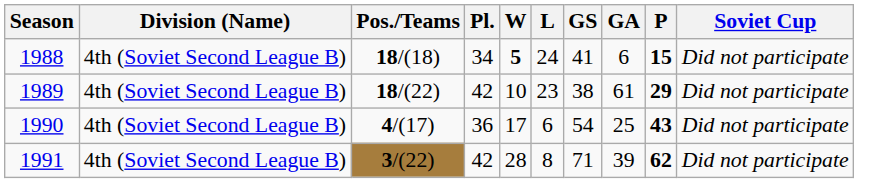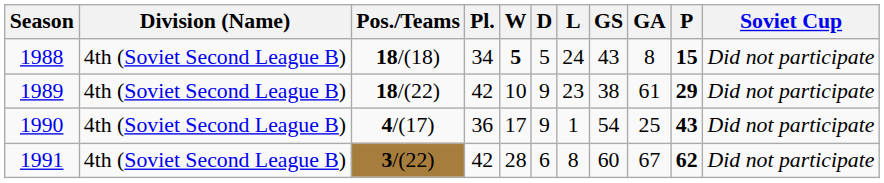+ column: (544, 21)
(583, 56) 41 -> (609, 56) 43
(624, 56) 6 -> (649, 56) 8
(547, 125) 6 -> (573, 125) 1
(583, 159) 71 -> (609, 159) 60
(624, 159) 39 -> (649, 159) 67
